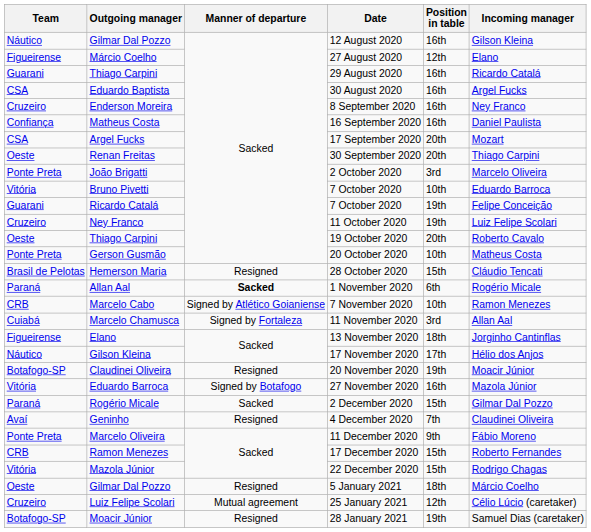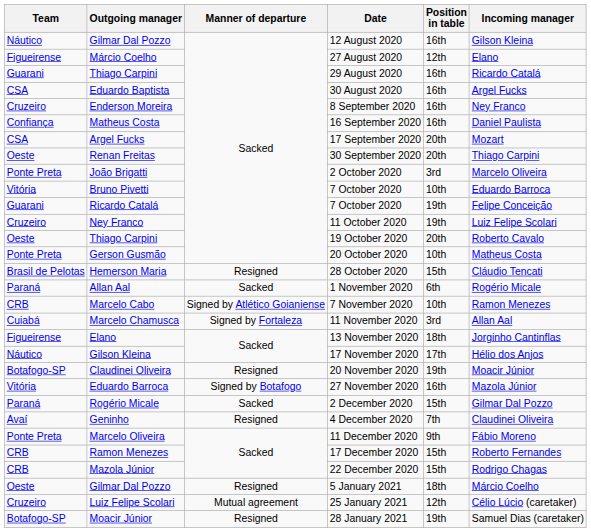(256, 288) bold -> (256, 288) normal
(21, 469) Vitória -> (18, 469) CRB
